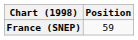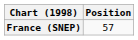(108, 28) 59 -> (108, 28) 57
